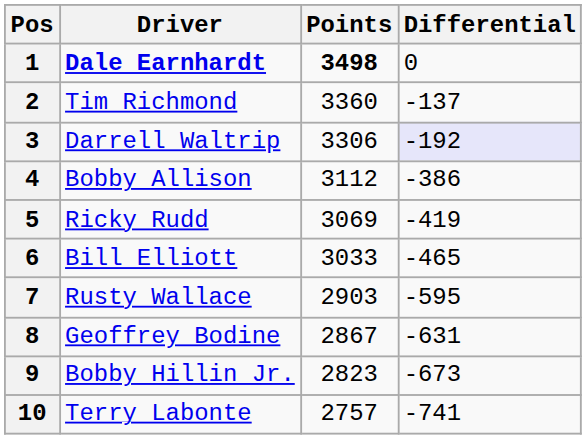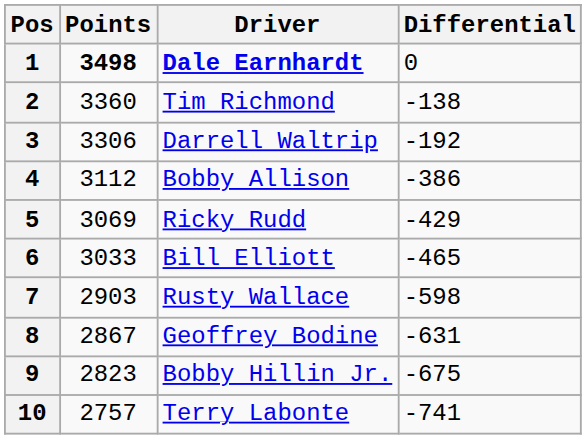columns swapped: (180, 24) <-> (349, 24)
(432, 102) -137 -> (432, 102) -138
(432, 141) lavender background -> (432, 141) no background
(432, 219) -419 -> (432, 219) -429
(432, 297) -595 -> (432, 297) -598
(432, 375) -673 -> (432, 375) -675
